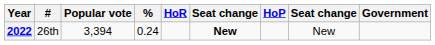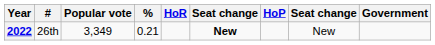(98, 31) 3,394 -> (98, 31) 3,349
(148, 31) 0.24 -> (148, 31) 0.21
